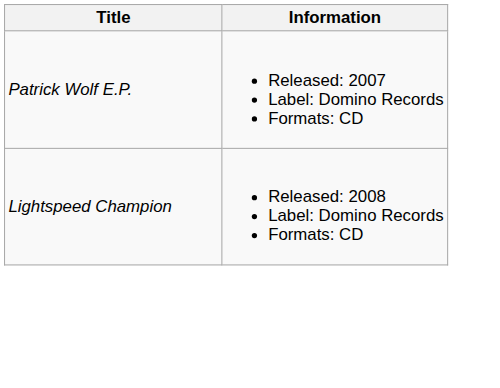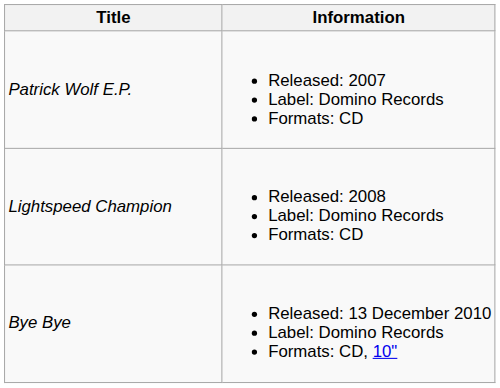+ row: (40, 323)
